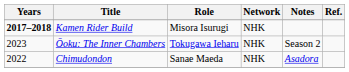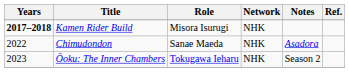rows swapped: (84, 59) <-> (110, 43)
